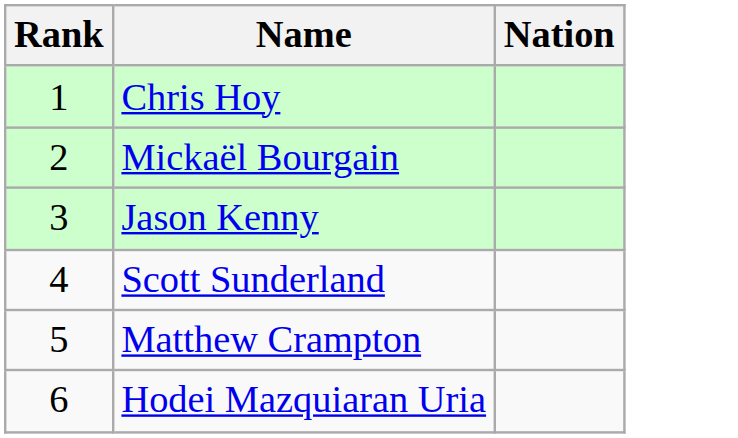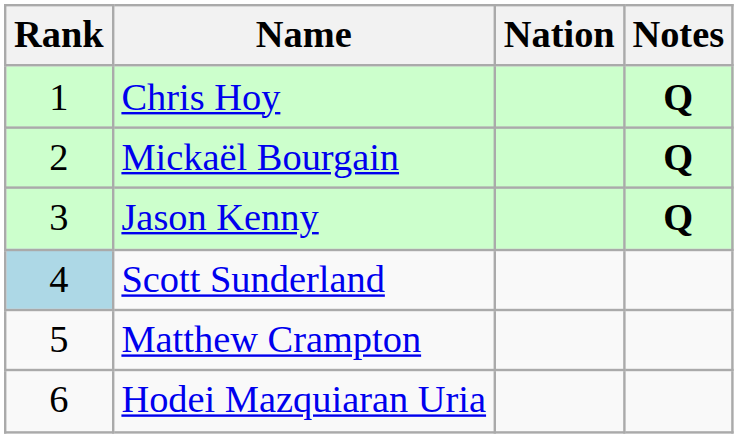+ column: (678, 34)
(59, 278) no background -> (59, 278) lightblue background
